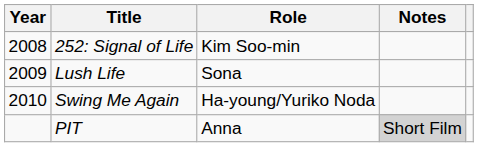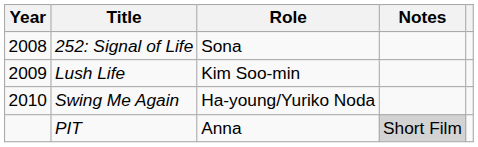(251, 45) Kim Soo-min -> (221, 45) Sona
(221, 73) Sona -> (251, 73) Kim Soo-min
